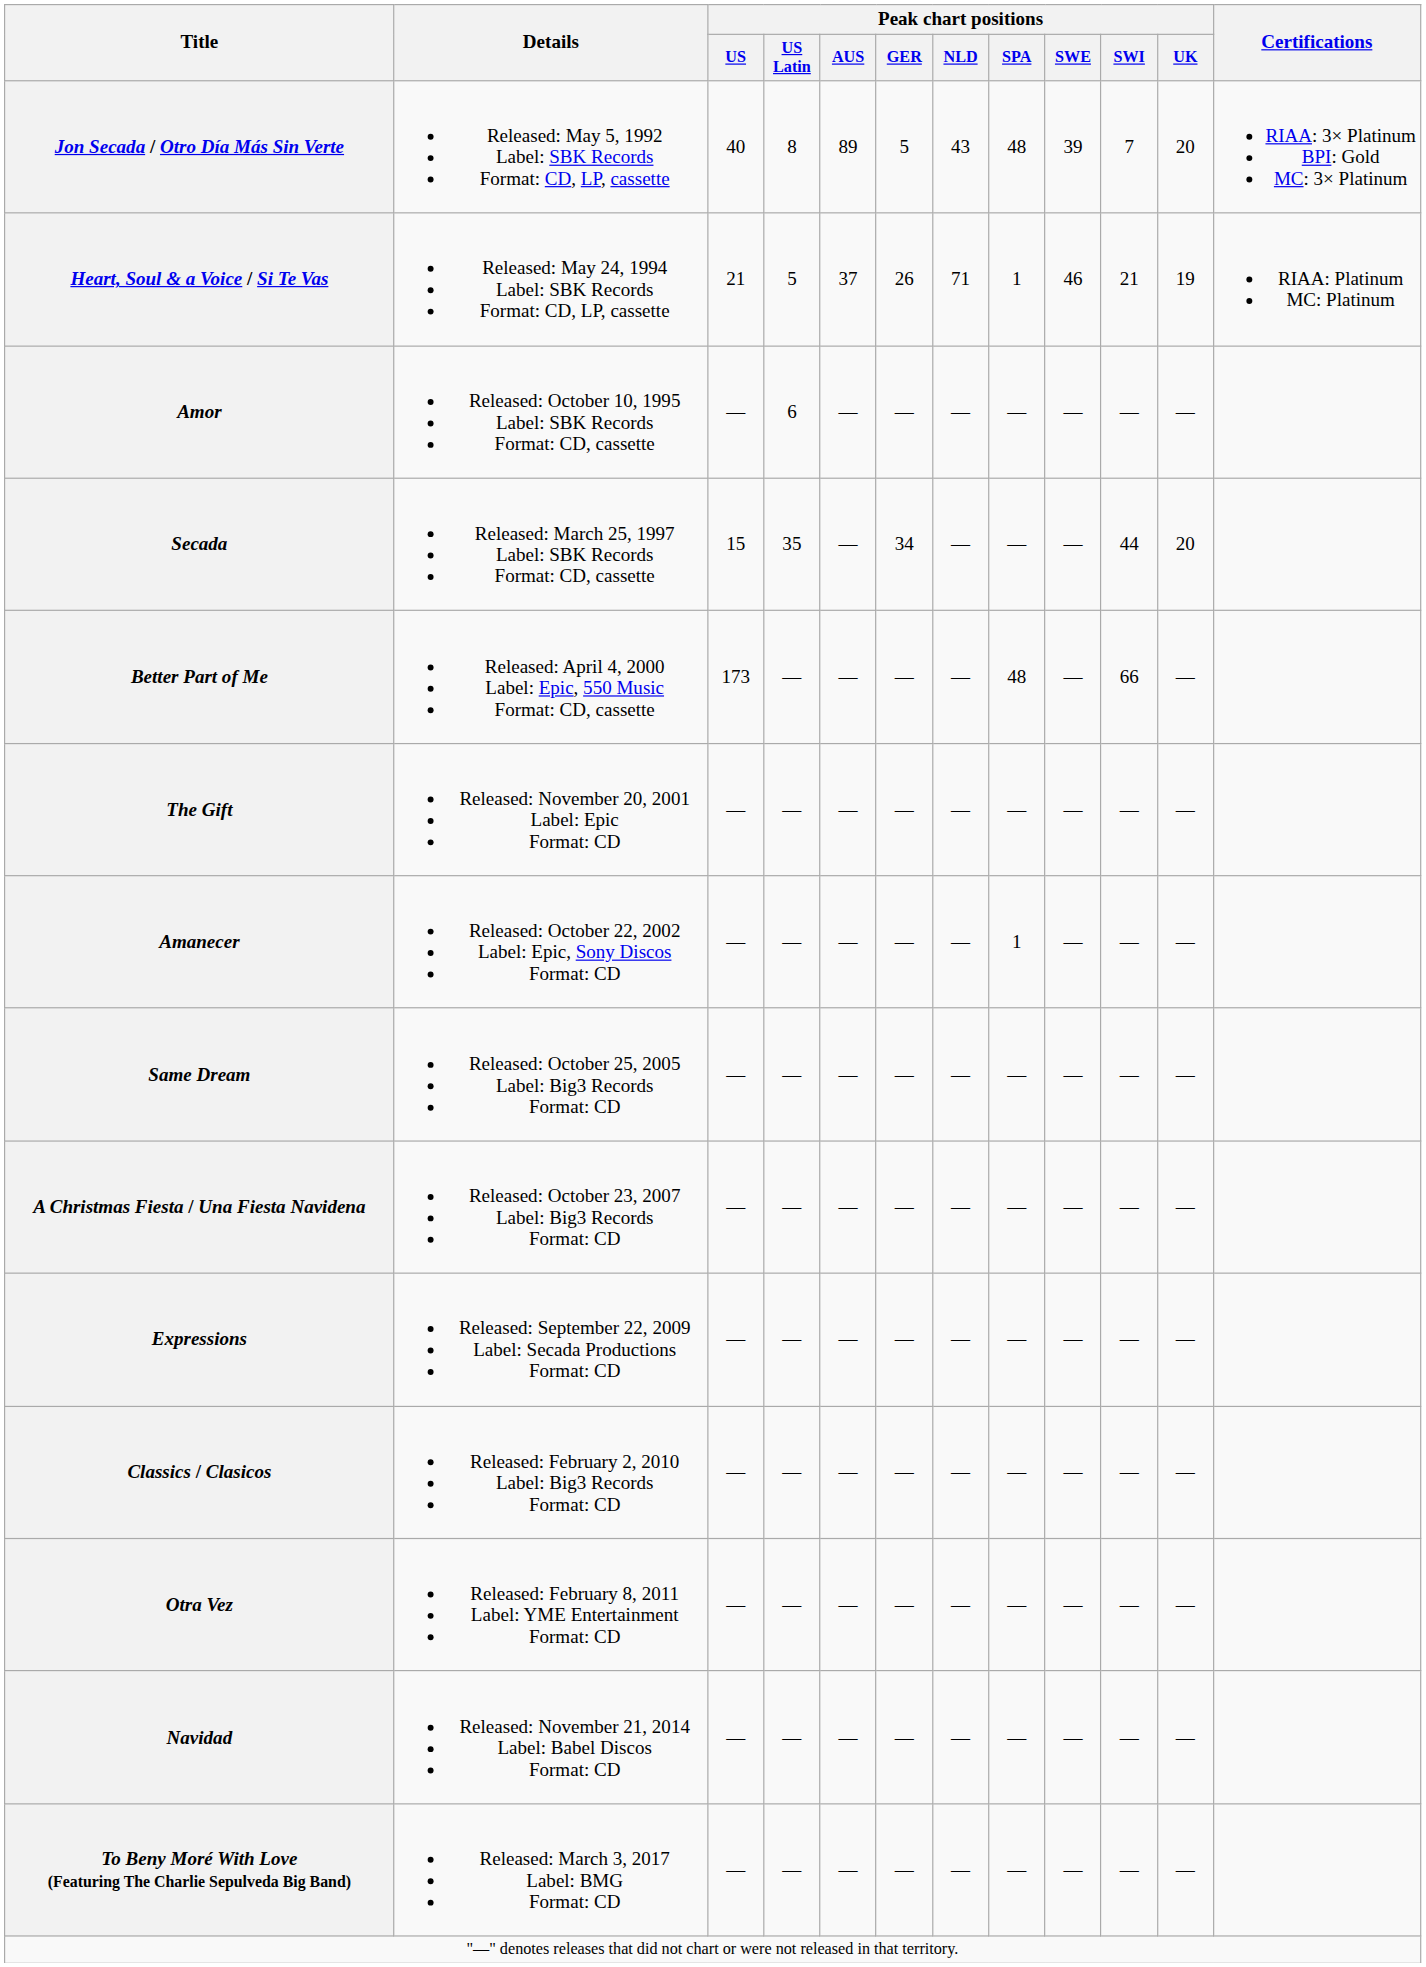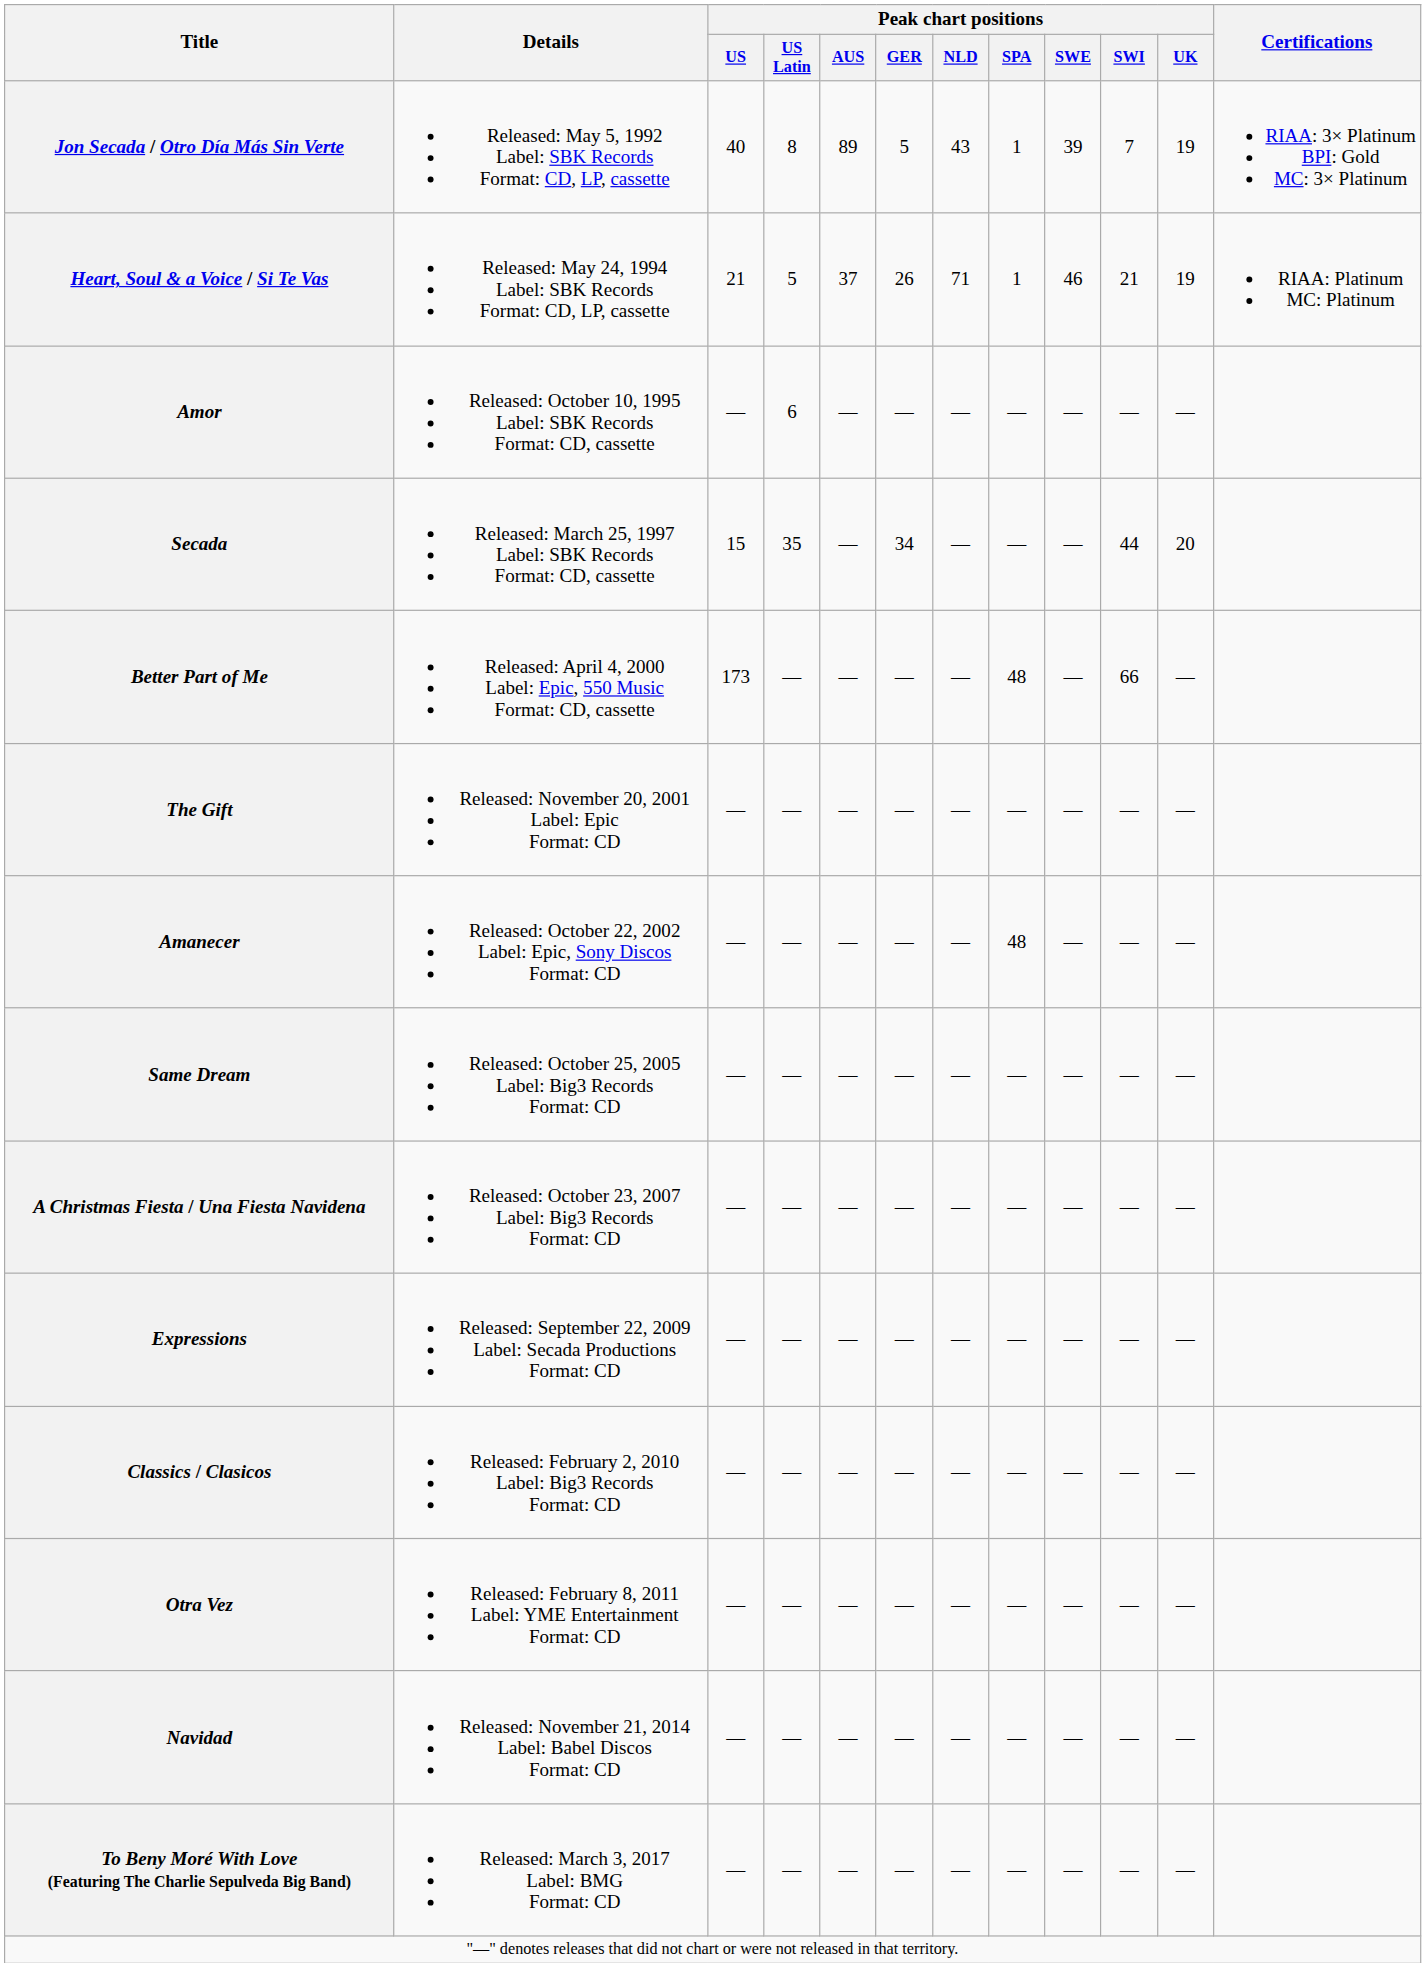(1017, 146) 48 -> (1017, 146) 1
(1185, 146) 20 -> (1185, 146) 19
(1017, 941) 1 -> (1017, 941) 48
